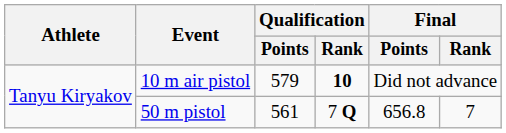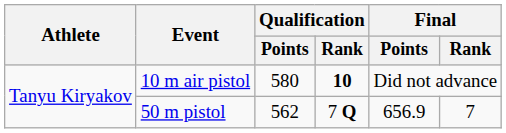(285, 80) 579 -> (285, 80) 580
(285, 112) 561 -> (285, 112) 562
(404, 112) 656.8 -> (404, 112) 656.9
